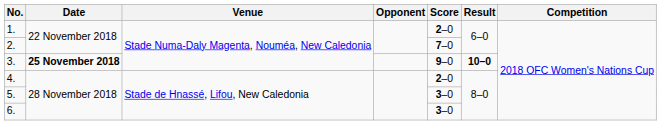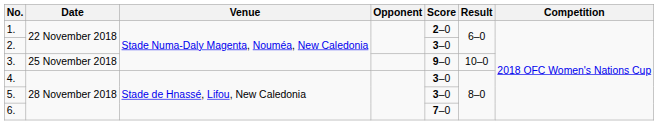(444, 45) 7–0 -> (442, 45) 3–0
(74, 62) bold -> (73, 62) normal
(480, 62) bold -> (477, 62) normal
(444, 78) 2–0 -> (442, 78) 3–0
(444, 111) 3–0 -> (442, 111) 7–0
